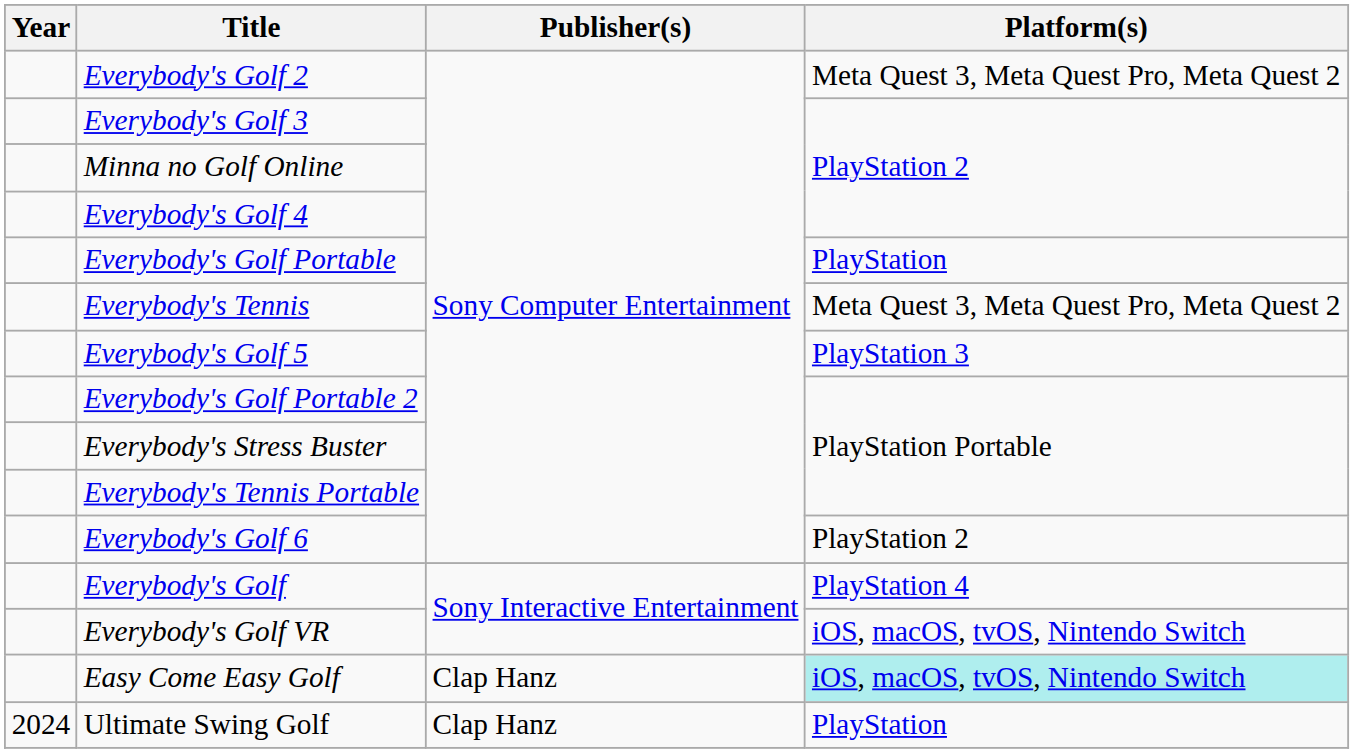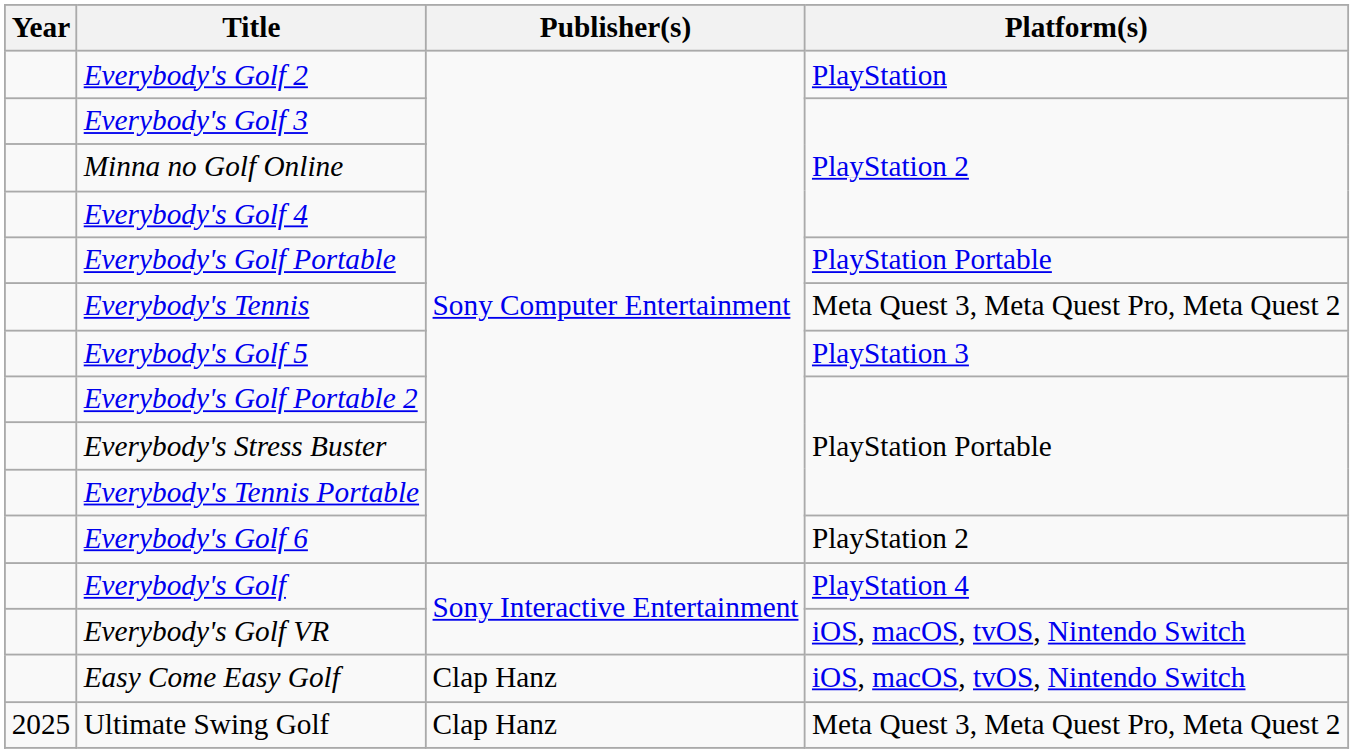(1076, 74) Meta Quest 3, Meta Quest Pro, Meta Quest 2 -> (879, 74) PlayStation
(879, 259) PlayStation -> (932, 259) PlayStation Portable
(1029, 677) paleturquoise background -> (1029, 677) no background
(41, 724) 2024 -> (41, 724) 2025
(879, 724) PlayStation -> (1076, 724) Meta Quest 3, Meta Quest Pro, Meta Quest 2
